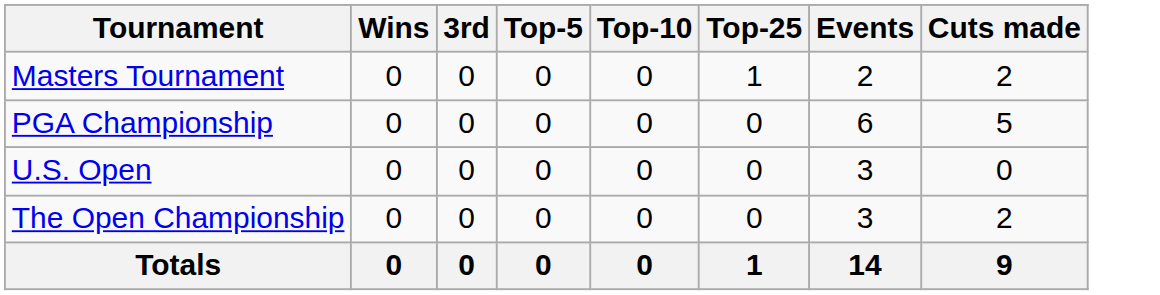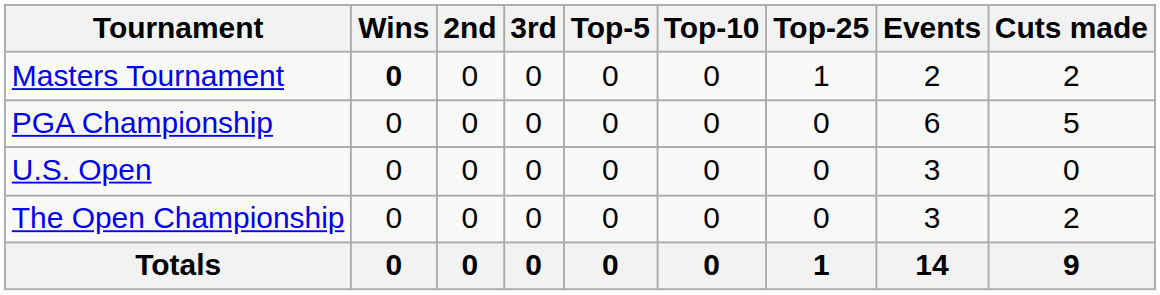+ column: (470, 28)
(394, 75) normal -> (394, 75) bold
